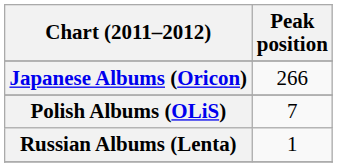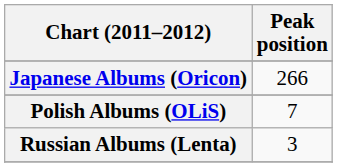(292, 144) 1 -> (292, 144) 3
